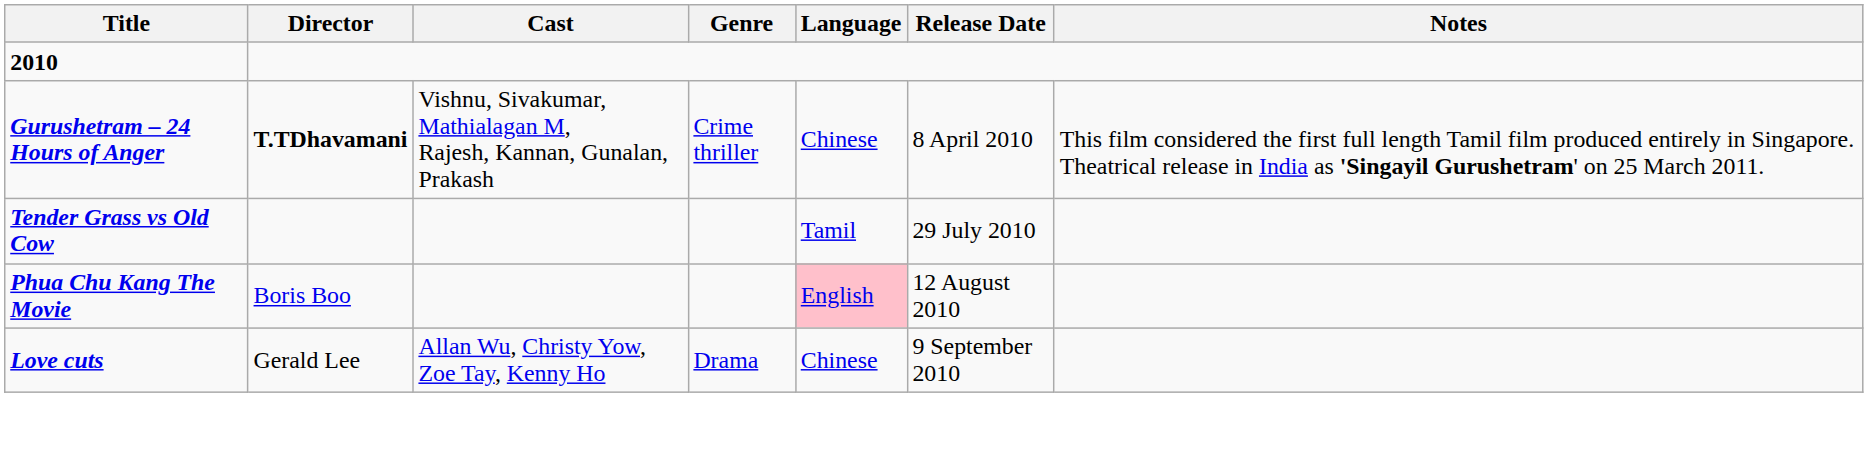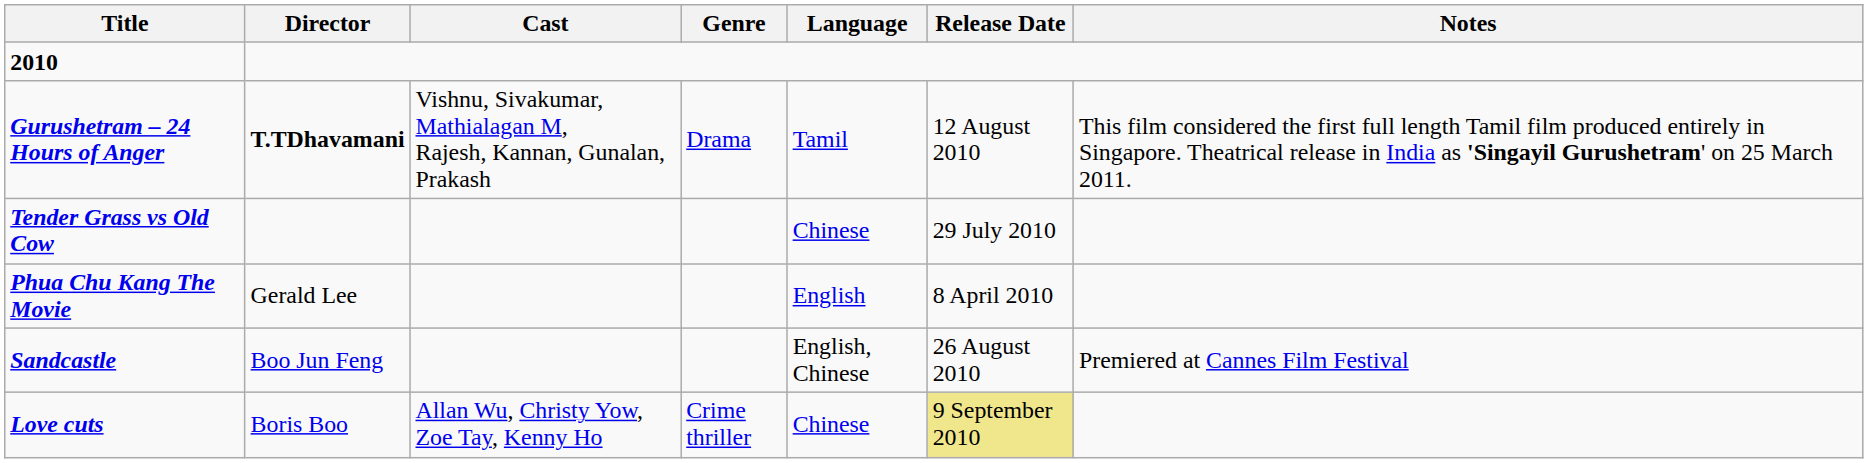(726, 139) Crime thriller -> (719, 139) Drama
(839, 139) Chinese -> (820, 139) Tamil
(973, 139) 8 April 2010 -> (981, 139) 12 August 2010
(828, 230) Tamil -> (831, 230) Chinese
(302, 295) Boris Boo -> (304, 295) Gerald Lee
(837, 295) pink background -> (829, 295) no background
(961, 295) 12 August 2010 -> (993, 295) 8 April 2010
+ row: (63, 359)
(307, 359) Gerald Lee -> (299, 424) Boris Boo
(726, 359) Drama -> (719, 424) Crime thriller
(972, 359) no background -> (993, 424) khaki background
